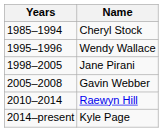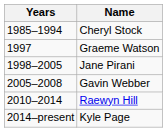- row: (118, 48)
+ row: (119, 48)
